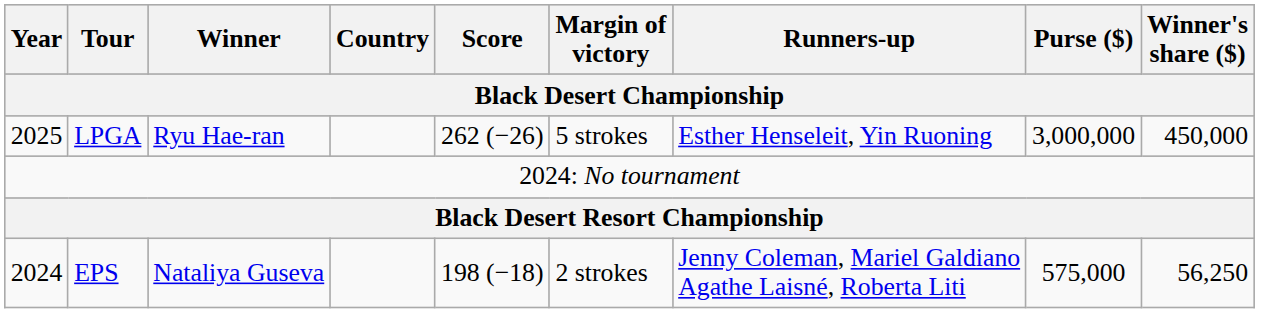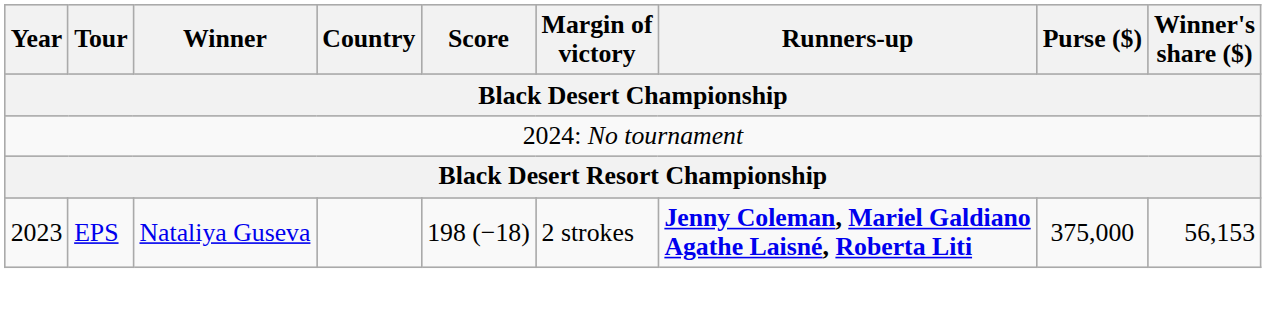- row: (108, 135)
(37, 272) 2024 -> (37, 231) 2023
(849, 272) normal -> (848, 231) bold
(1084, 272) 575,000 -> (1092, 231) 375,000
(1213, 272) 56,250 -> (1220, 231) 56,153
